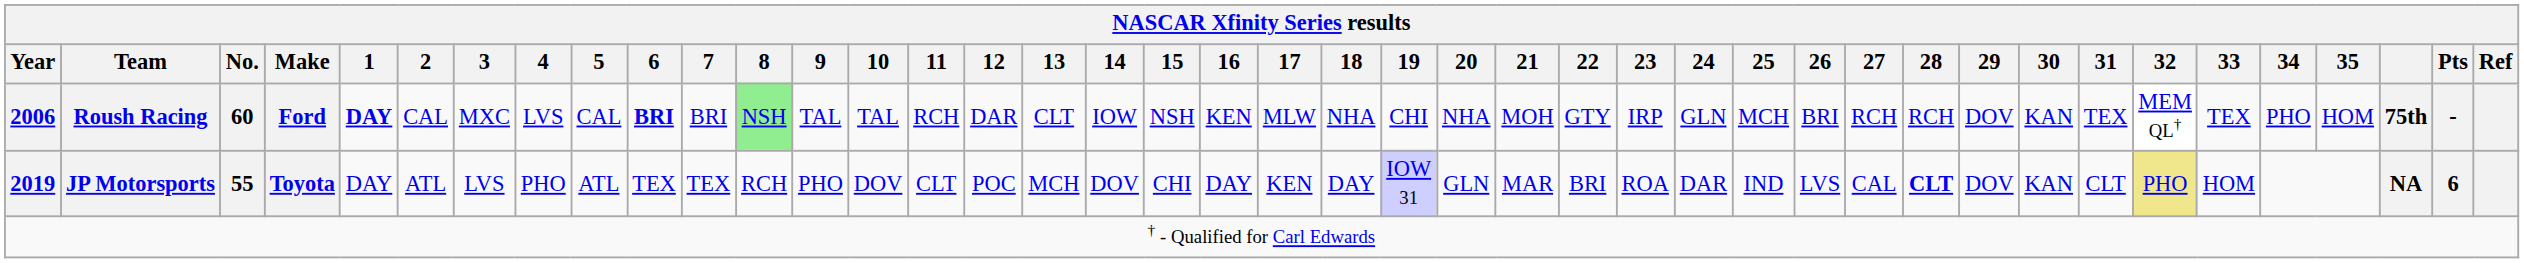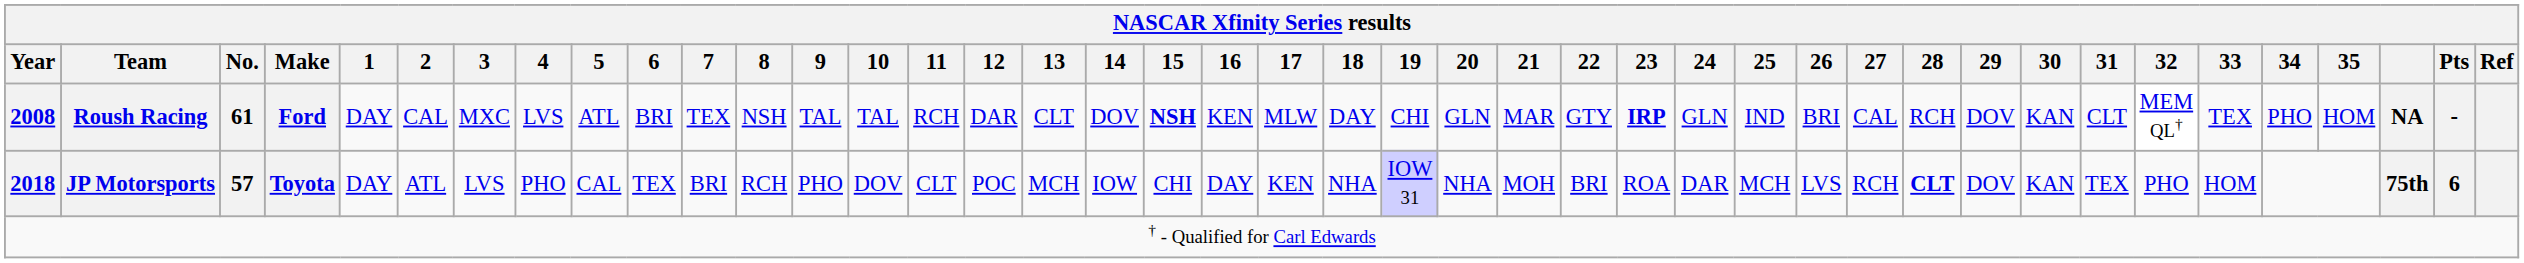(33, 115) 2006 -> (33, 115) 2008
(242, 115) 60 -> (242, 115) 61
(369, 115) bold -> (369, 115) normal
(599, 115) CAL -> (599, 115) ATL
(654, 115) bold -> (654, 115) normal
(708, 115) BRI -> (708, 115) TEX
(764, 115) lightgreen background -> (764, 115) no background
(1115, 115) IOW -> (1115, 115) DOV
(1172, 115) normal -> (1173, 115) bold
(1351, 115) NHA -> (1352, 115) DAY
(1466, 115) NHA -> (1467, 115) GLN
(1528, 115) MOH -> (1529, 115) MAR
(1645, 115) normal -> (1646, 115) bold
(1763, 115) MCH -> (1765, 115) IND
(1874, 115) RCH -> (1875, 115) CAL
(2106, 115) TEX -> (2107, 115) CLT
(2406, 115) 75th -> (2407, 115) NA
(33, 183) 2019 -> (33, 183) 2018
(242, 183) 55 -> (242, 183) 57
(599, 183) ATL -> (599, 183) CAL
(708, 183) TEX -> (708, 183) BRI
(1115, 183) DOV -> (1115, 183) IOW
(1351, 183) DAY -> (1352, 183) NHA
(1466, 183) GLN -> (1468, 183) NHA
(1528, 183) MAR -> (1529, 183) MOH
(1763, 183) IND -> (1765, 183) MCH
(1874, 183) CAL -> (1875, 183) RCH
(2106, 183) CLT -> (2107, 183) TEX
(2165, 183) khaki background -> (2166, 183) no background
(2406, 183) NA -> (2407, 183) 75th
